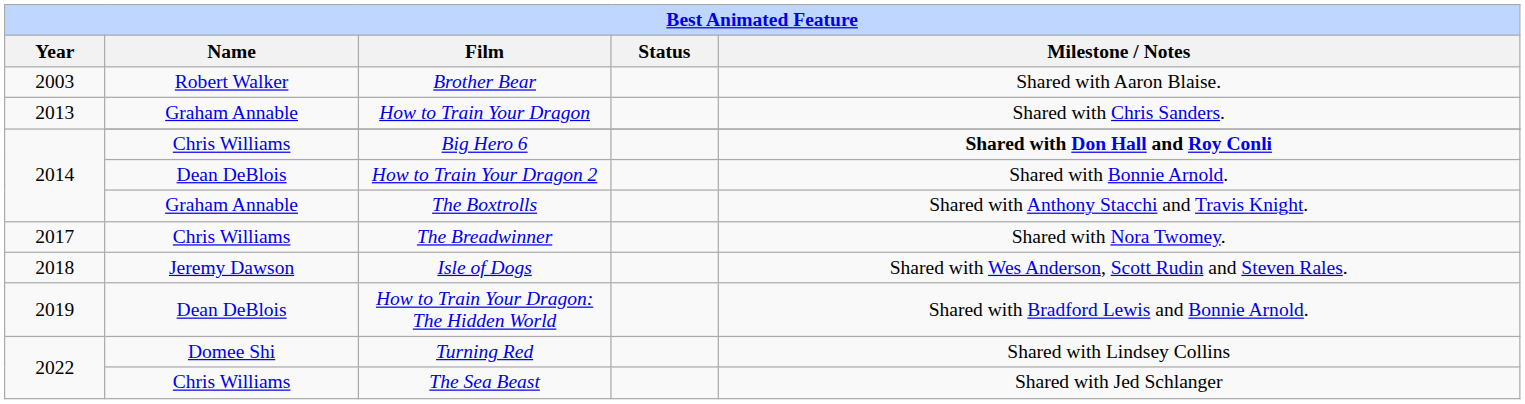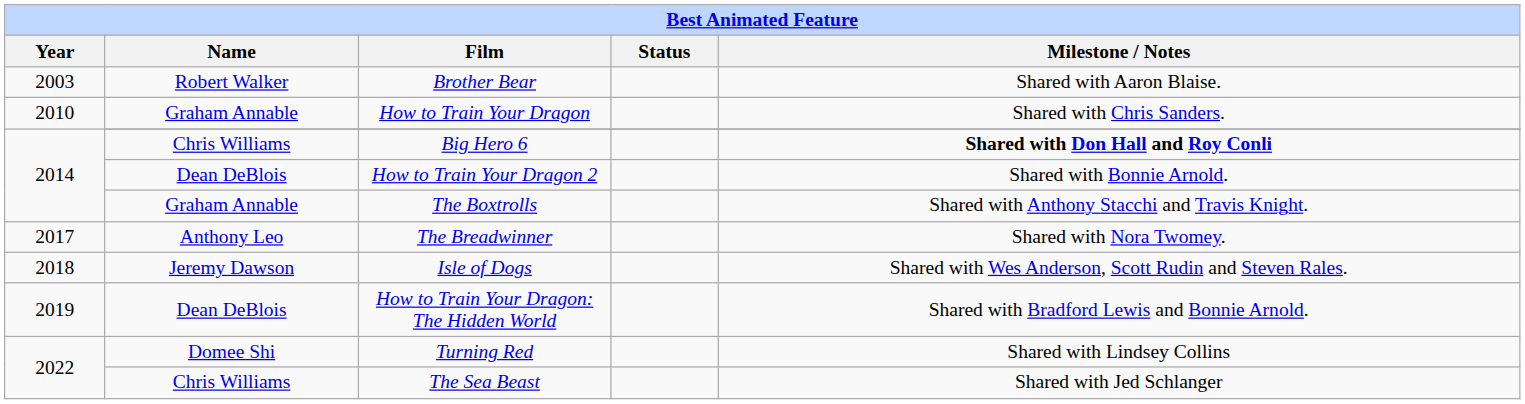(55, 112) 2013 -> (55, 112) 2010
(232, 236) Chris Williams -> (232, 236) Anthony Leo
